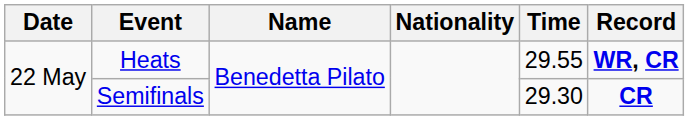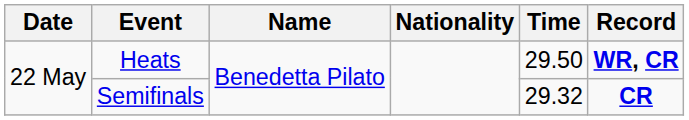(554, 59) 29.55 -> (554, 59) 29.50
(554, 96) 29.30 -> (554, 96) 29.32
